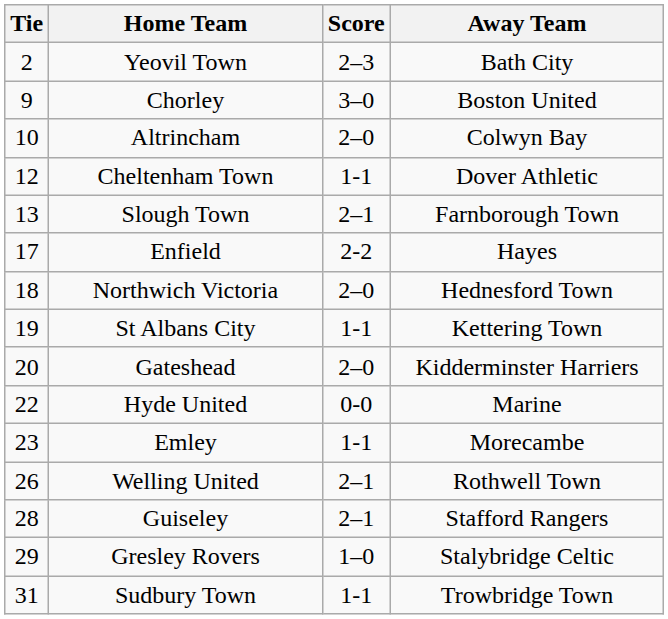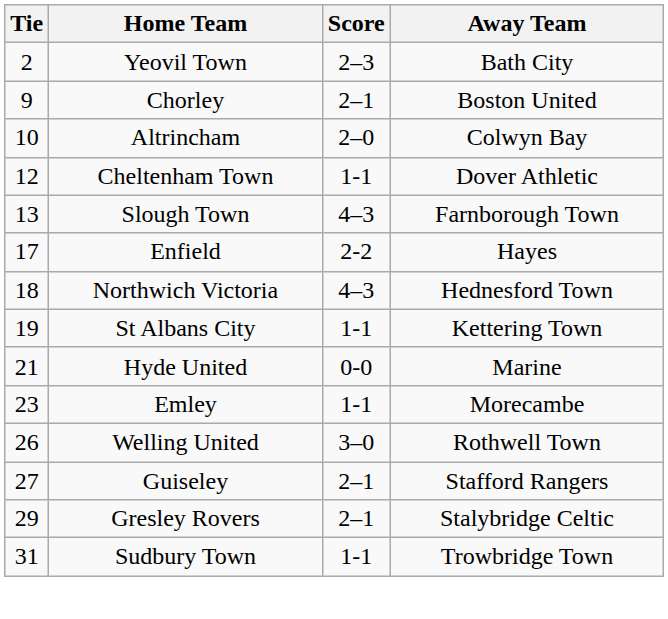(356, 99) 3–0 -> (356, 99) 2–1
(356, 213) 2–1 -> (356, 213) 4–3
(356, 289) 2–0 -> (356, 289) 4–3
- row: (185, 366)
(27, 404) 22 -> (27, 366) 21
(356, 480) 2–1 -> (356, 442) 3–0
(27, 518) 28 -> (27, 480) 27
(356, 556) 1–0 -> (356, 518) 2–1
